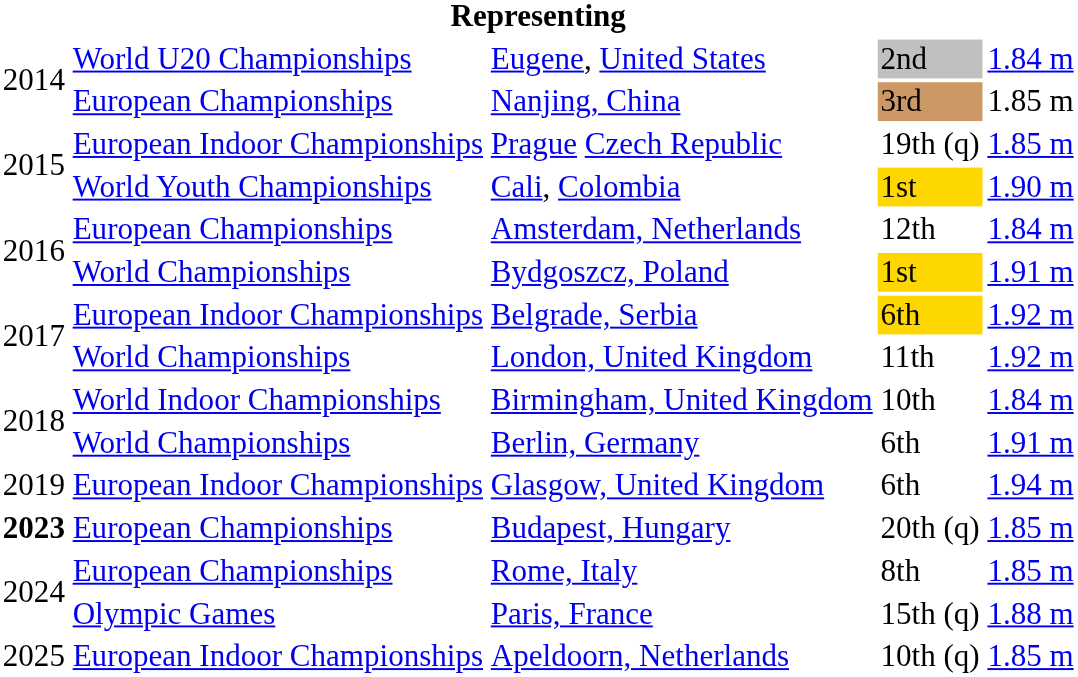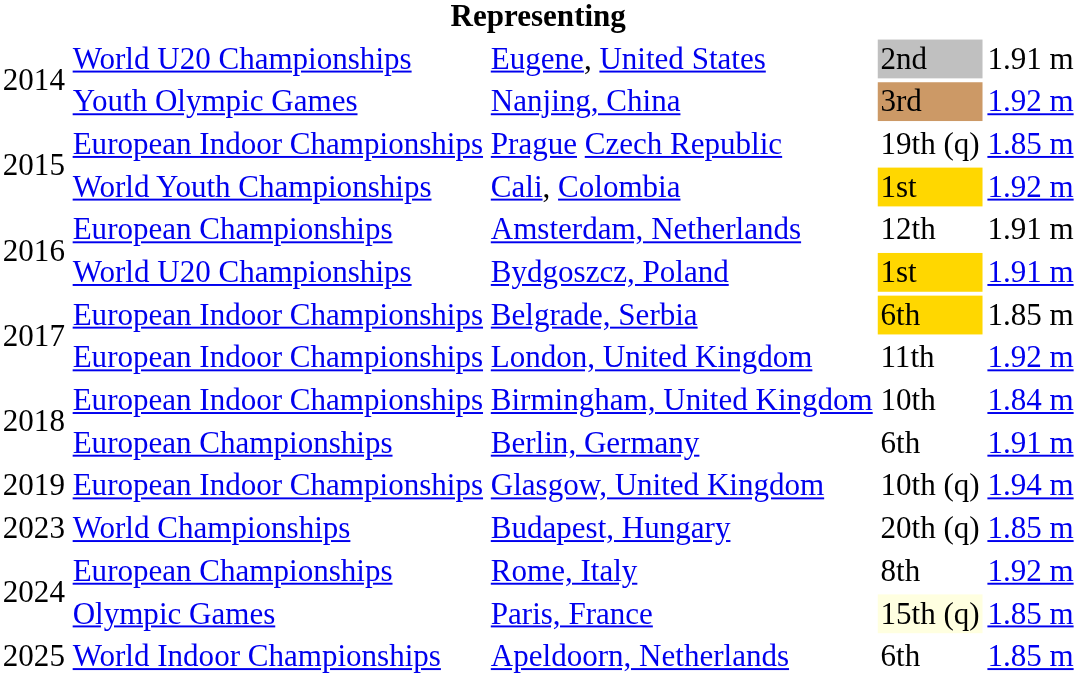(1031, 58) 1.84 m -> (1031, 58) 1.91 m
(233, 101) European Championships -> (215, 101) Youth Olympic Games
(1031, 101) 1.85 m -> (1031, 101) 1.92 m
(1031, 186) 1.90 m -> (1031, 186) 1.92 m
(1031, 229) 1.84 m -> (1031, 229) 1.91 m
(212, 271) World Championships -> (242, 271) World U20 Championships
(1031, 314) 1.92 m -> (1031, 314) 1.85 m
(212, 357) World Championships -> (278, 357) European Indoor Championships
(257, 399) World Indoor Championships -> (278, 399) European Indoor Championships
(212, 442) World Championships -> (233, 442) European Championships
(900, 485) 6th -> (930, 485) 10th (q)
(34, 527) bold -> (34, 527) normal
(233, 527) European Championships -> (212, 527) World Championships
(1031, 570) 1.85 m -> (1031, 570) 1.92 m
(930, 613) no background -> (930, 613) lightyellow background
(1031, 613) 1.88 m -> (1031, 613) 1.85 m
(278, 656) European Indoor Championships -> (257, 656) World Indoor Championships
(930, 656) 10th (q) -> (900, 656) 6th
